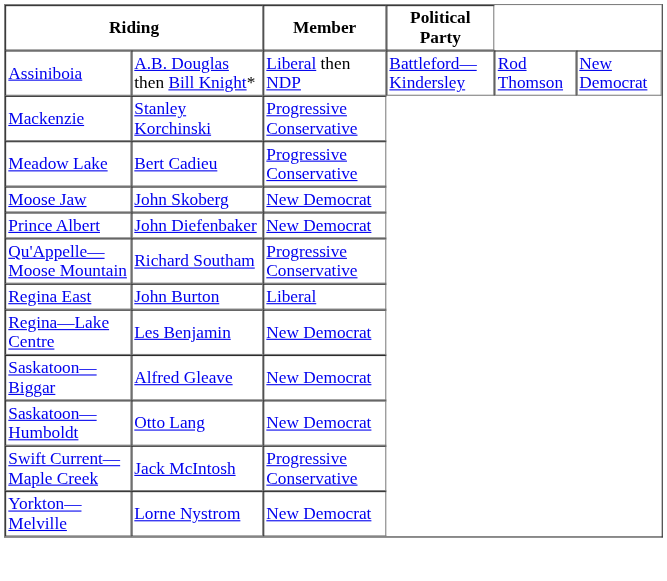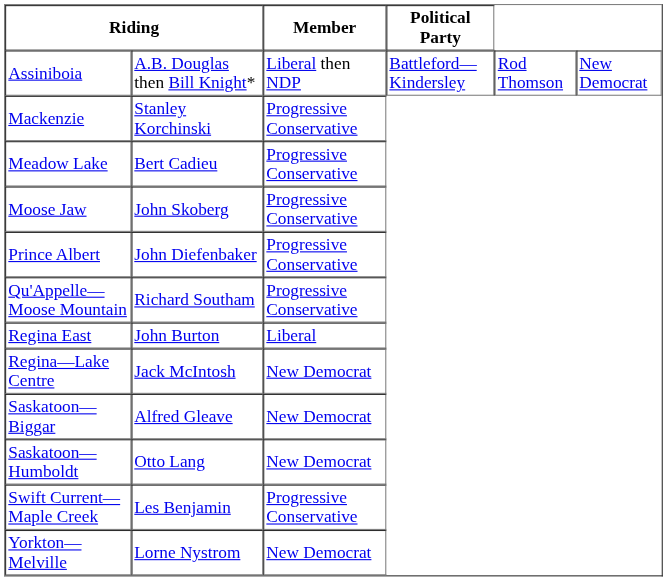(319, 199) New Democrat -> (312, 209) Progressive Conservative
(319, 225) New Democrat -> (312, 254) Progressive Conservative
(183, 332) Les Benjamin -> (185, 371) Jack McIntosh
(185, 468) Jack McIntosh -> (183, 507) Les Benjamin
